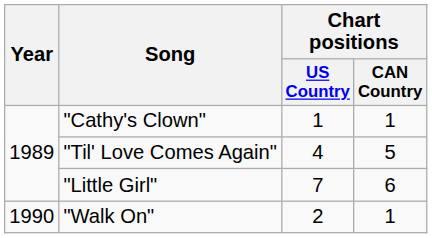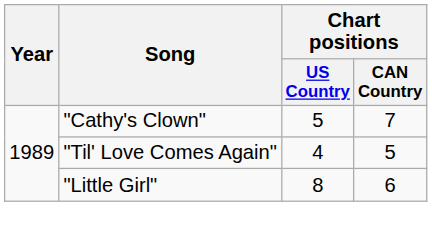(318, 120) 1 -> (318, 120) 5
(390, 120) 1 -> (390, 120) 7
(318, 184) 7 -> (318, 184) 8
- row: (109, 216)
